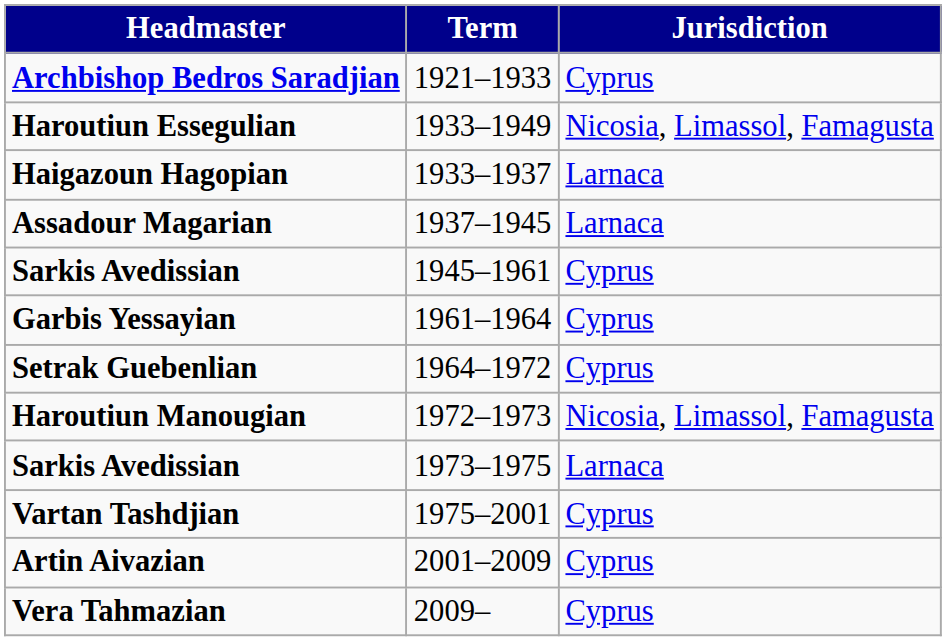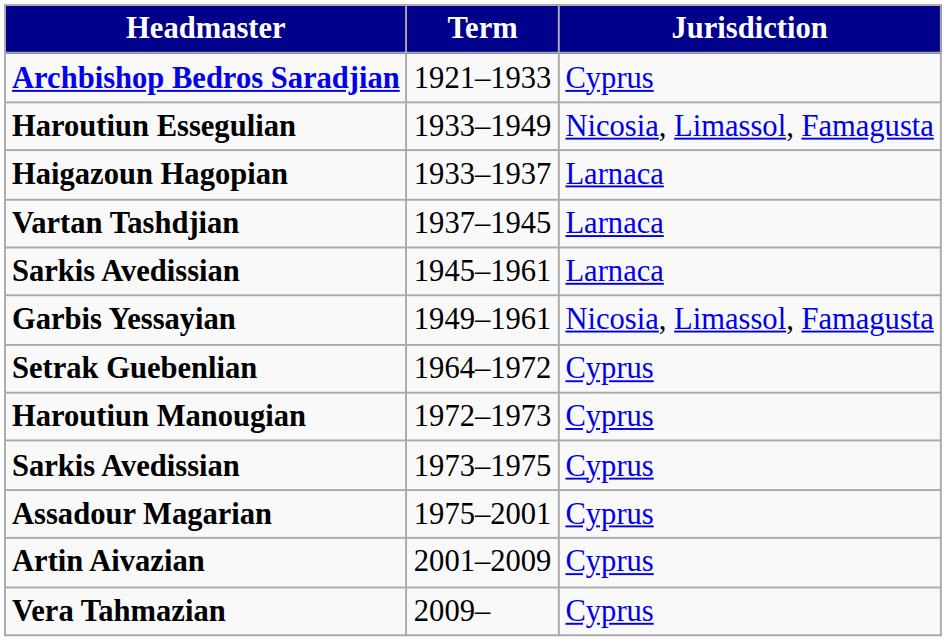(142, 222) Assadour Magarian -> (126, 222) Vartan Tashdjian
(610, 271) Cyprus -> (615, 271) Larnaca
+ row: (483, 319)
- row: (483, 319)
(750, 416) Nicosia, Limassol, Famagusta -> (610, 416) Cyprus
(615, 464) Larnaca -> (610, 464) Cyprus
(126, 513) Vartan Tashdjian -> (142, 513) Assadour Magarian
